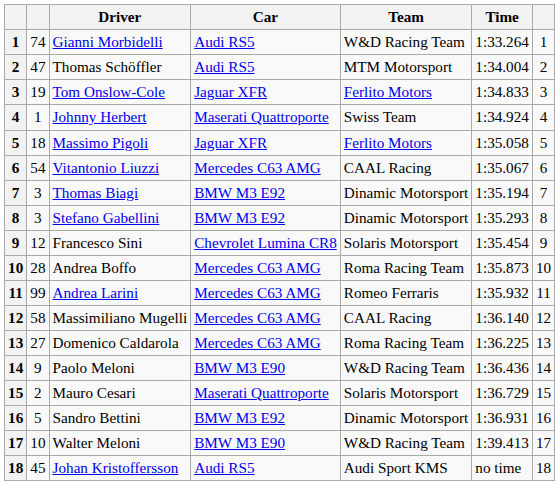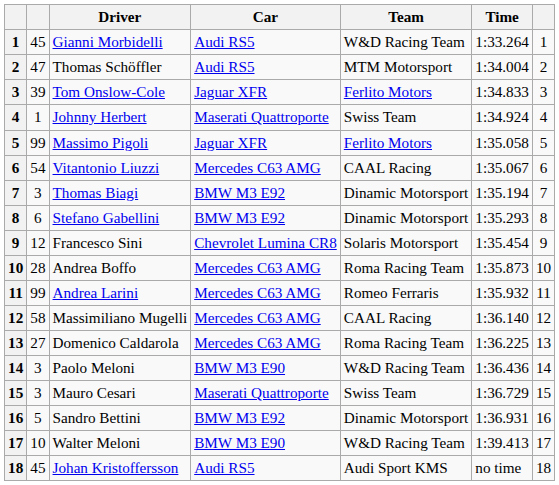(38, 42) 74 -> (38, 42) 45
(38, 92) 19 -> (38, 92) 39
(38, 142) 18 -> (38, 142) 99
(38, 217) 3 -> (38, 217) 6
(38, 368) 9 -> (38, 368) 3
(38, 393) 2 -> (38, 393) 3
(401, 393) Solaris Motorsport -> (380, 393) Swiss Team
